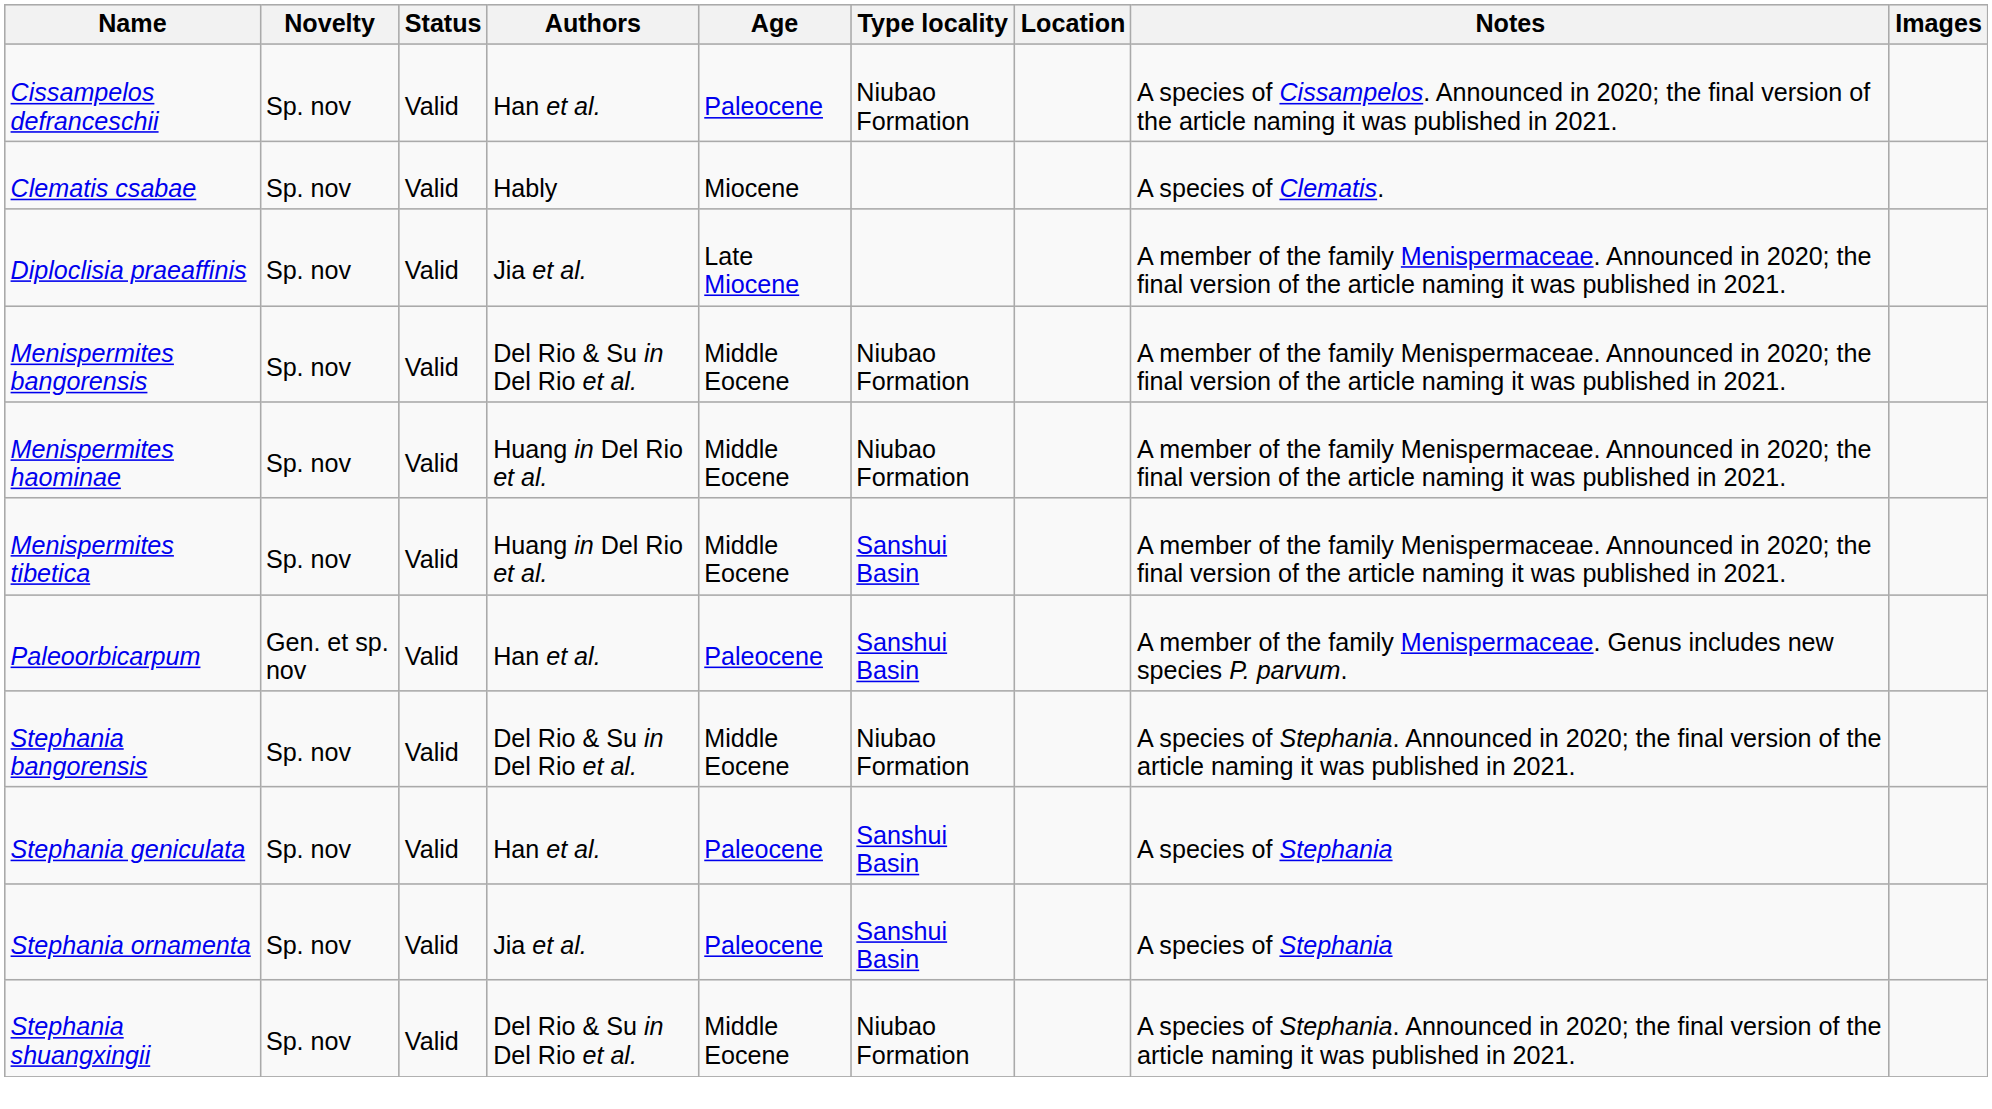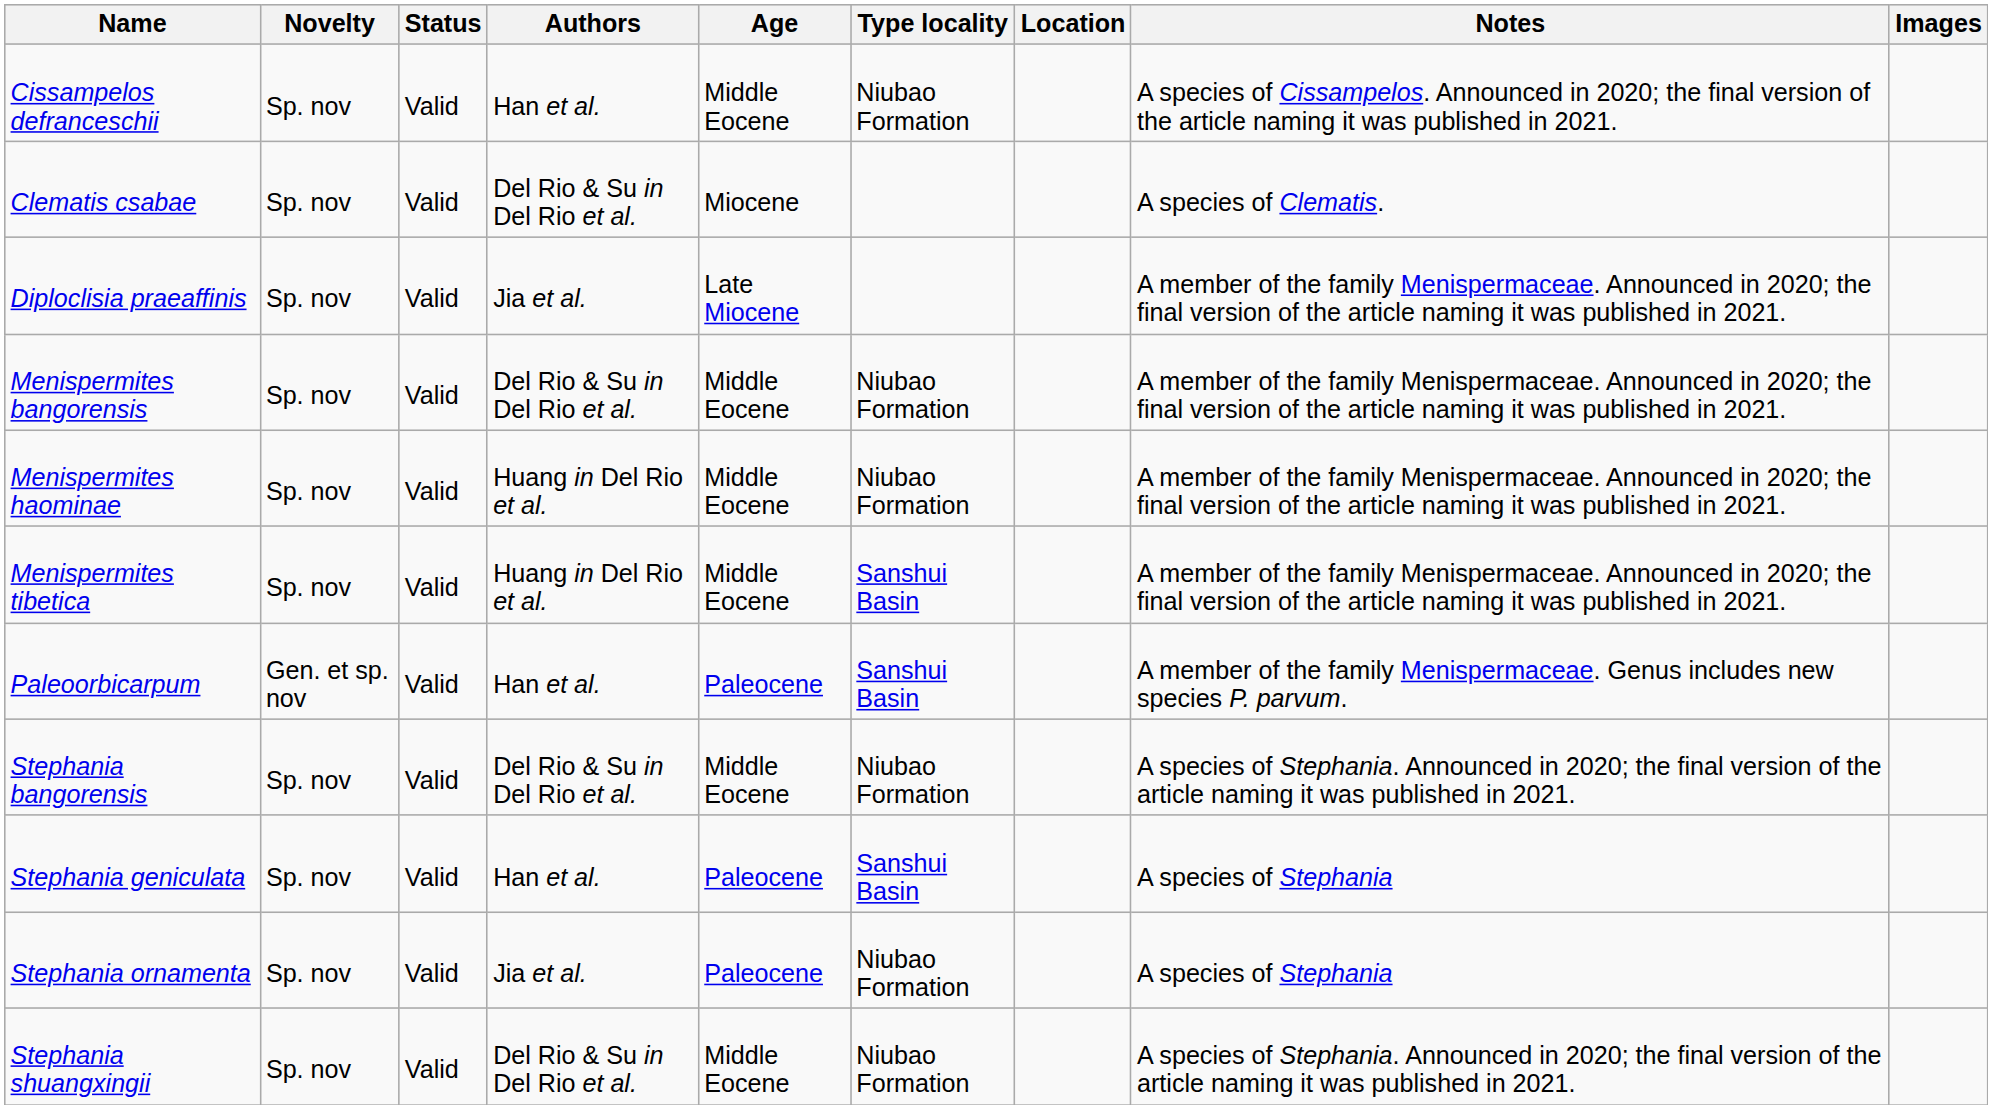(764, 106) Paleocene -> (747, 106) Middle Eocene
(525, 188) Hably -> (578, 203) Del Rio & Su in Del Rio et al.
(902, 945) Sanshui Basin -> (913, 973) Niubao Formation
